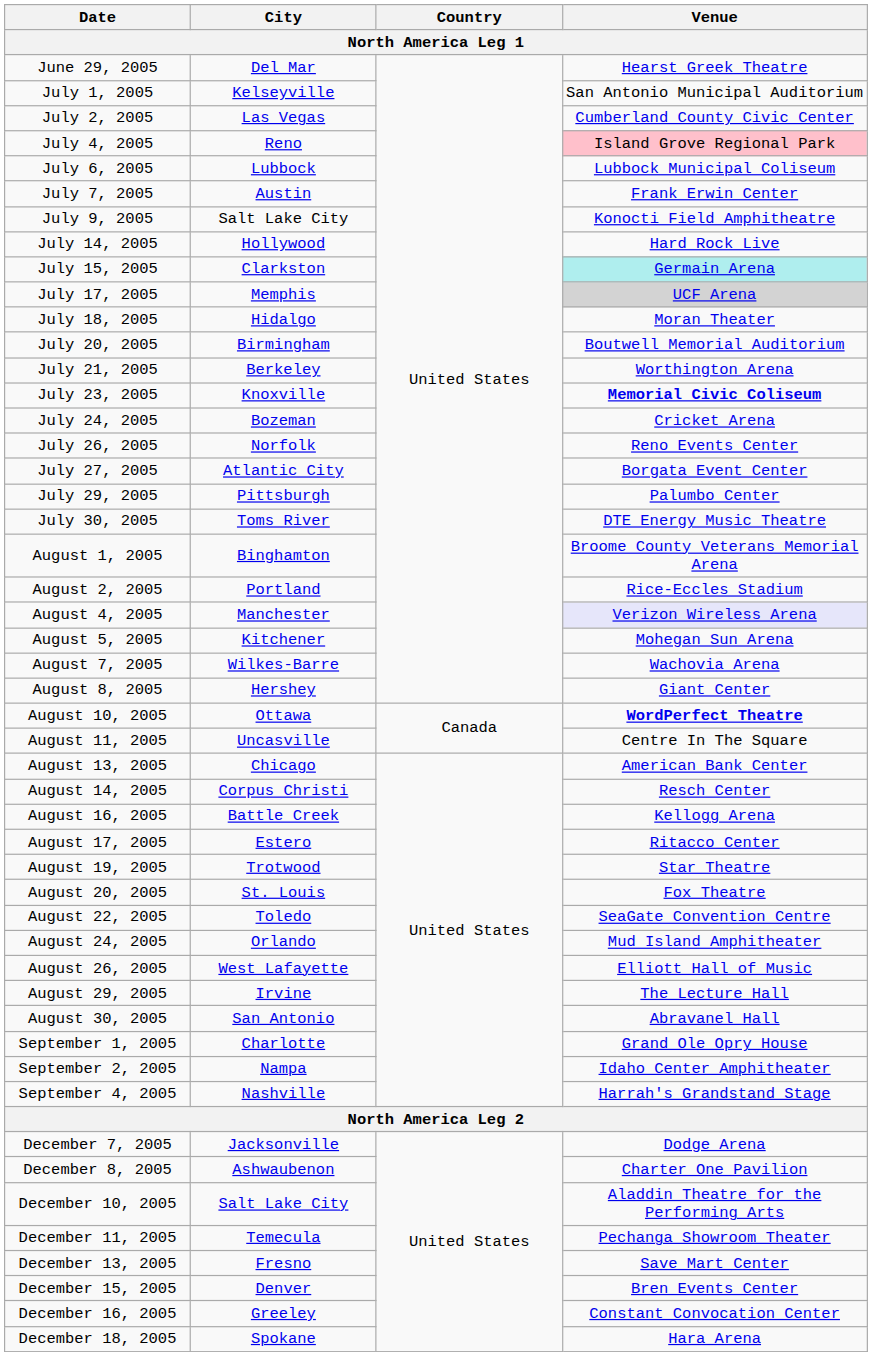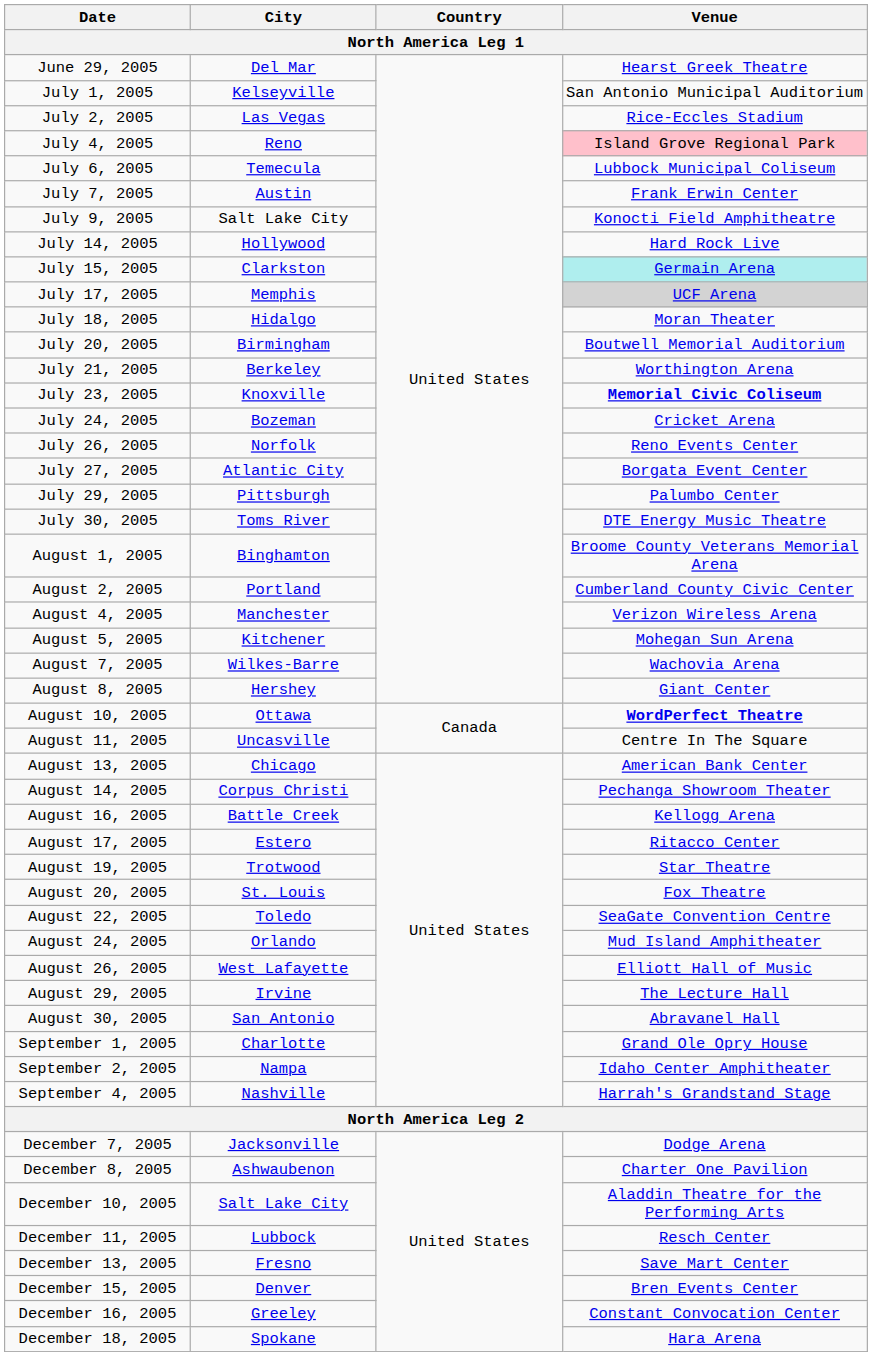(715, 118) Cumberland County Civic Center -> (715, 118) Rice-Eccles Stadium
(283, 168) Lubbock -> (283, 168) Temecula
(715, 590) Rice-Eccles Stadium -> (715, 590) Cumberland County Civic Center
(715, 615) lavender background -> (715, 615) no background
(715, 791) Resch Center -> (715, 791) Pechanga Showroom Theater
(283, 1238) Temecula -> (283, 1238) Lubbock
(715, 1238) Pechanga Showroom Theater -> (715, 1238) Resch Center
